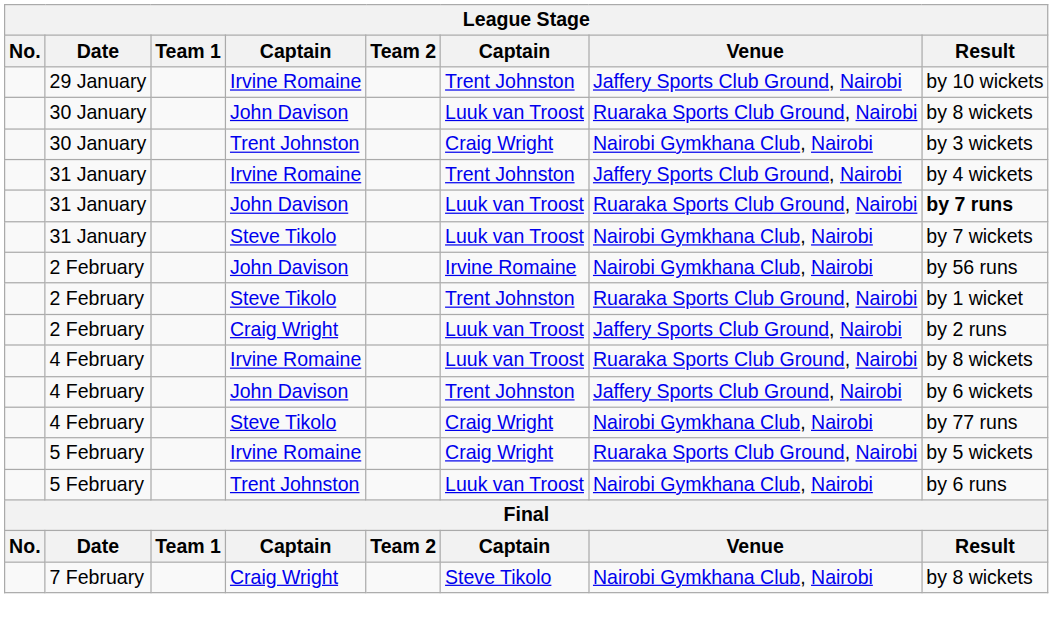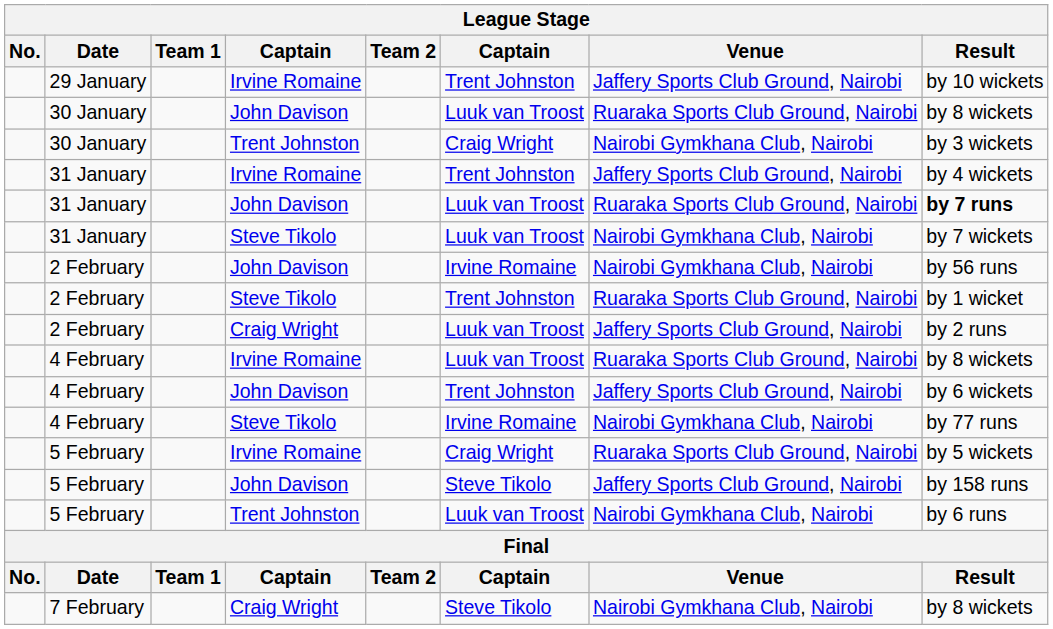(499, 422) Craig Wright -> (511, 422) Irvine Romaine
+ row: (97, 484)
